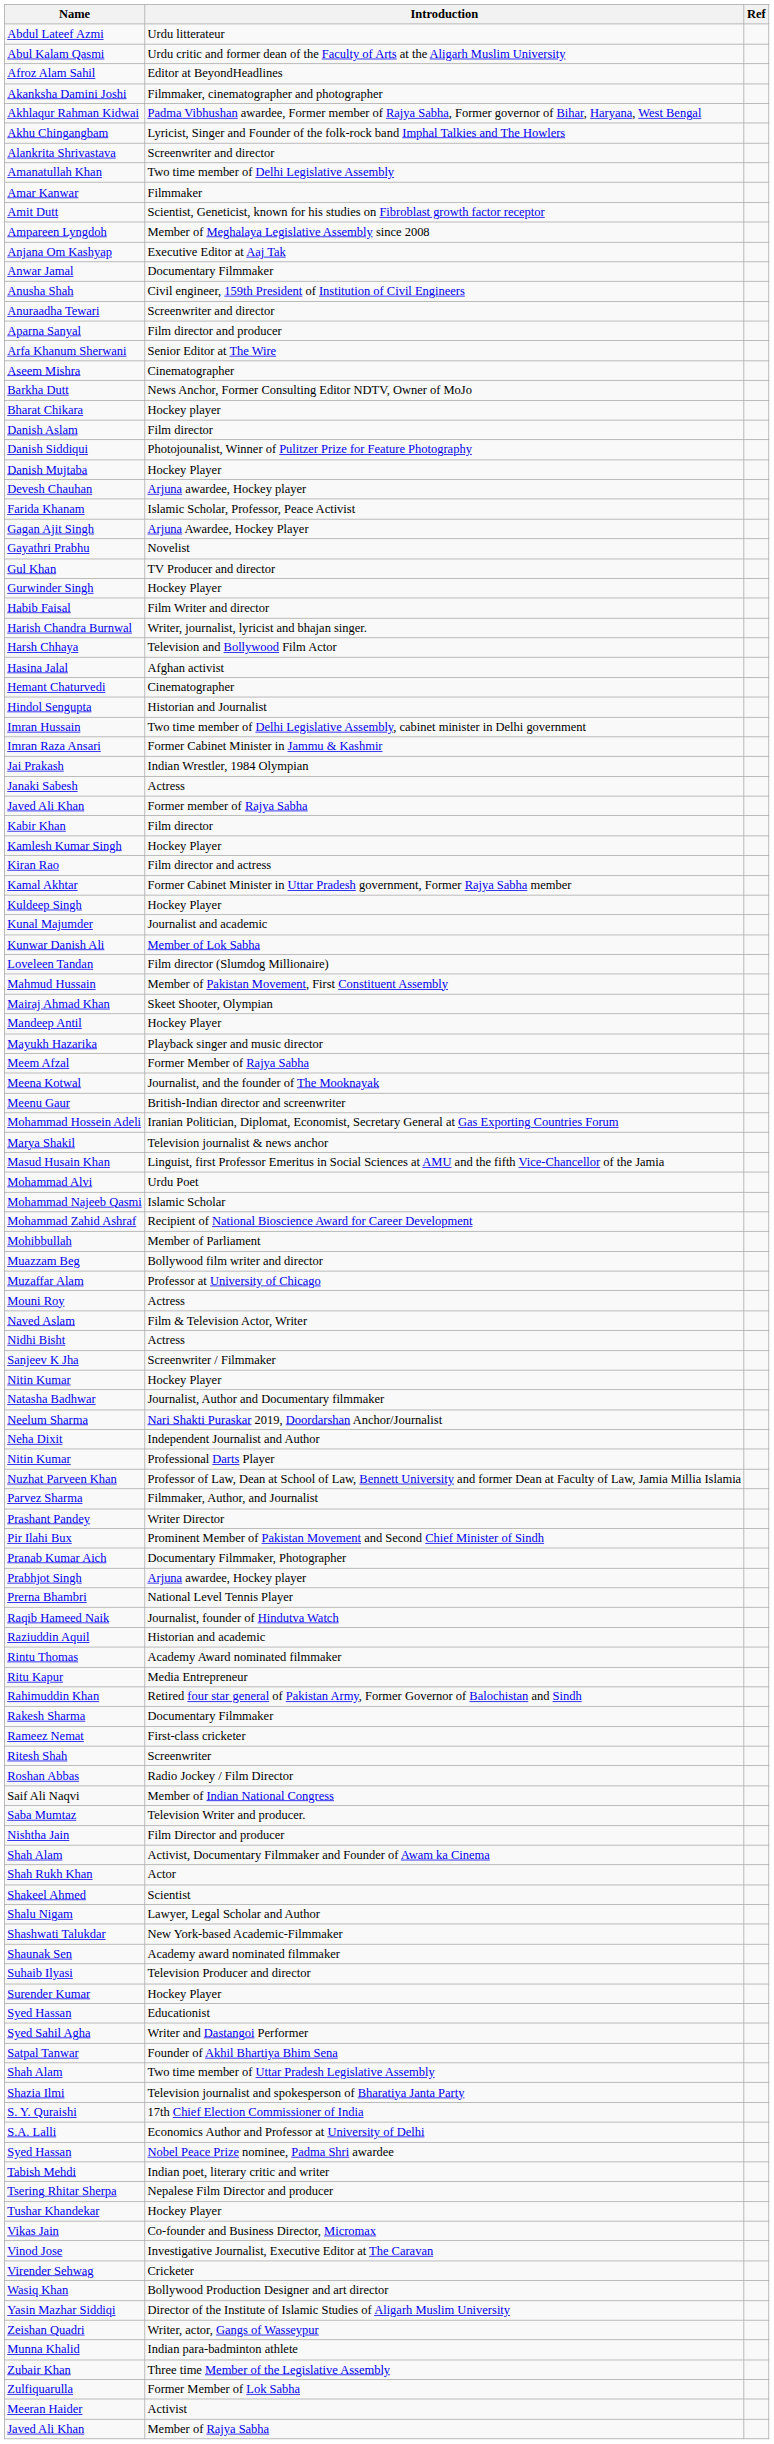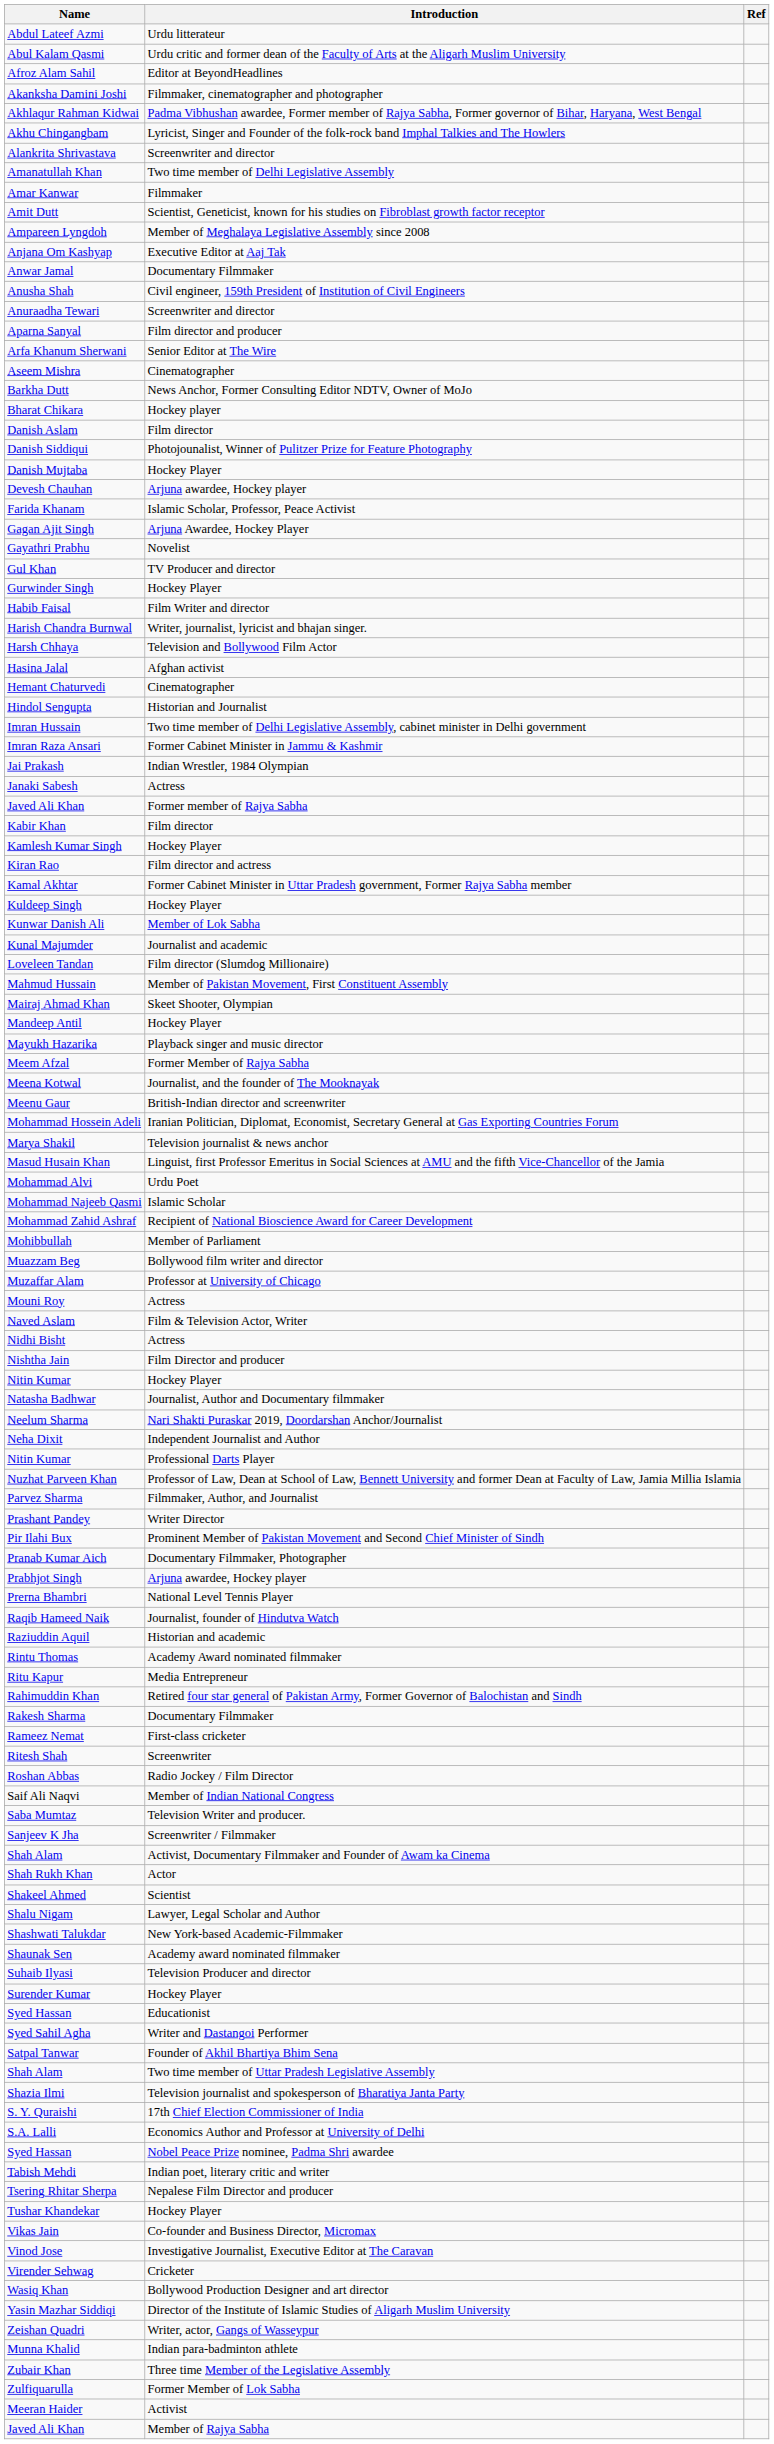rows swapped: (50, 924) <-> (56, 944)
rows swapped: (38, 1835) <-> (43, 1360)
